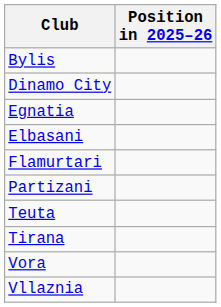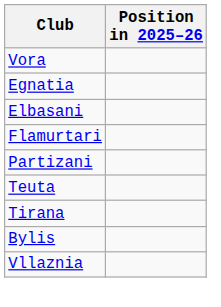rows swapped: (32, 61) <-> (27, 264)
- row: (60, 86)
